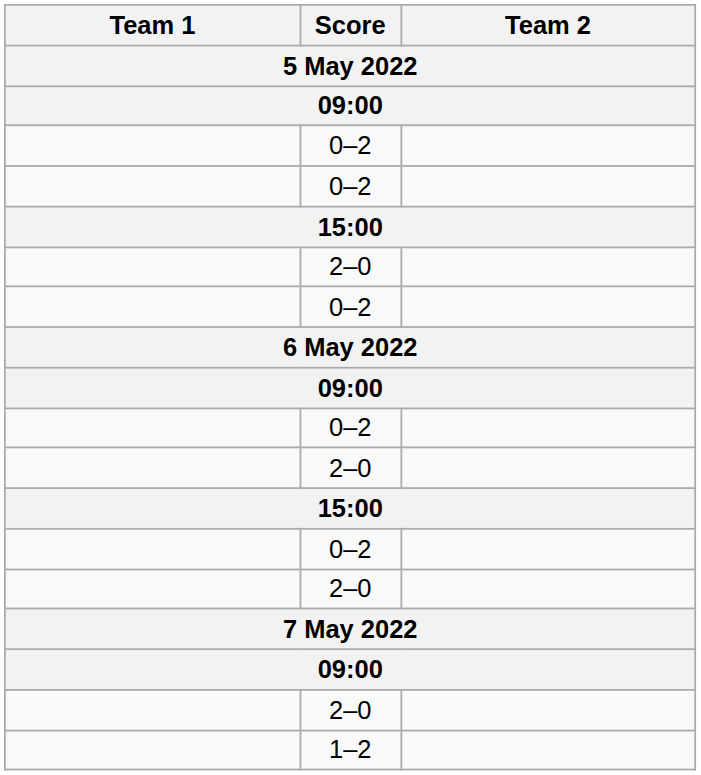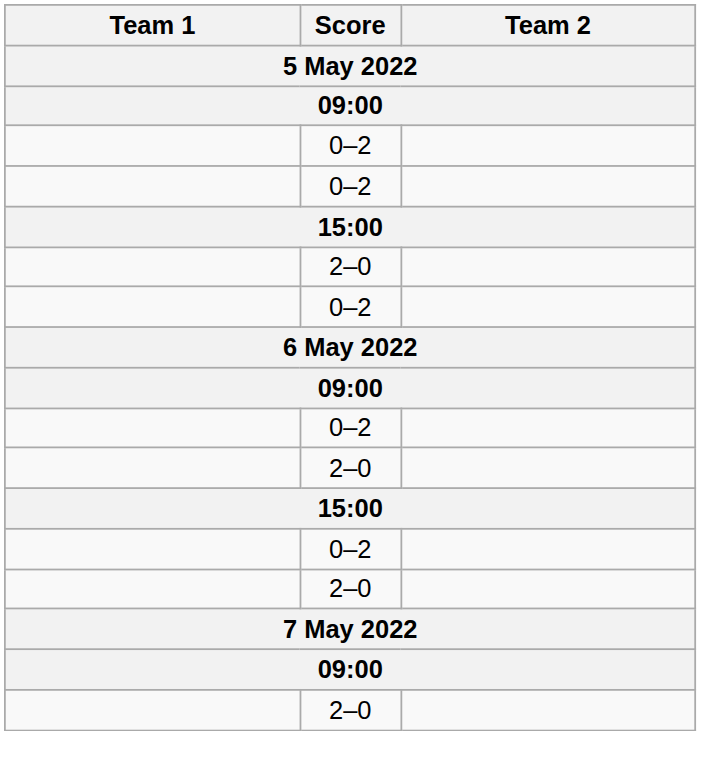- row: (152, 750)
